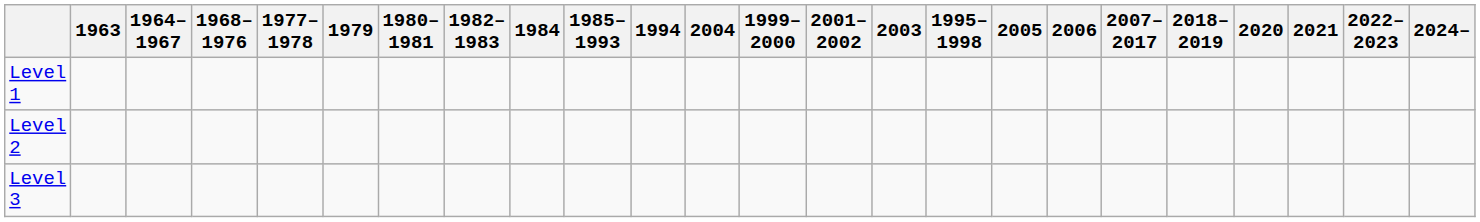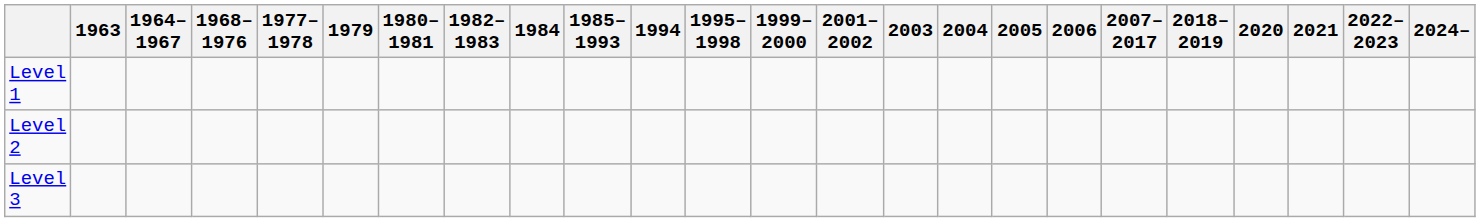columns swapped: (959, 31) <-> (712, 31)
